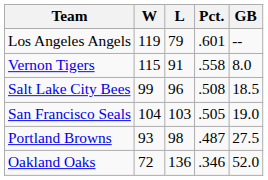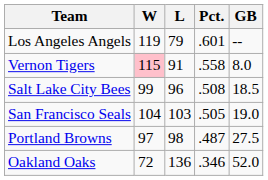(149, 65) no background -> (149, 65) pink background
(146, 138) 93 -> (146, 138) 97
